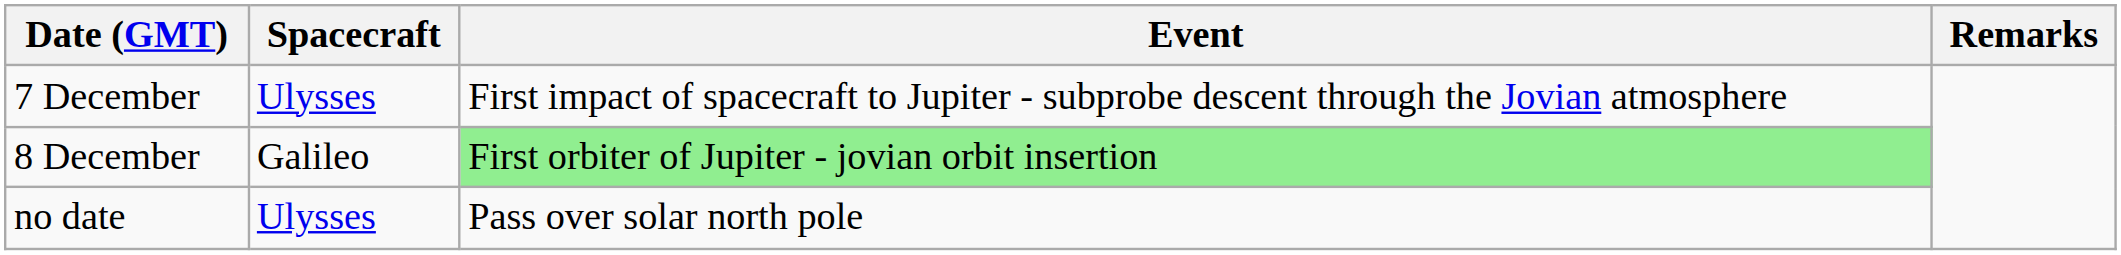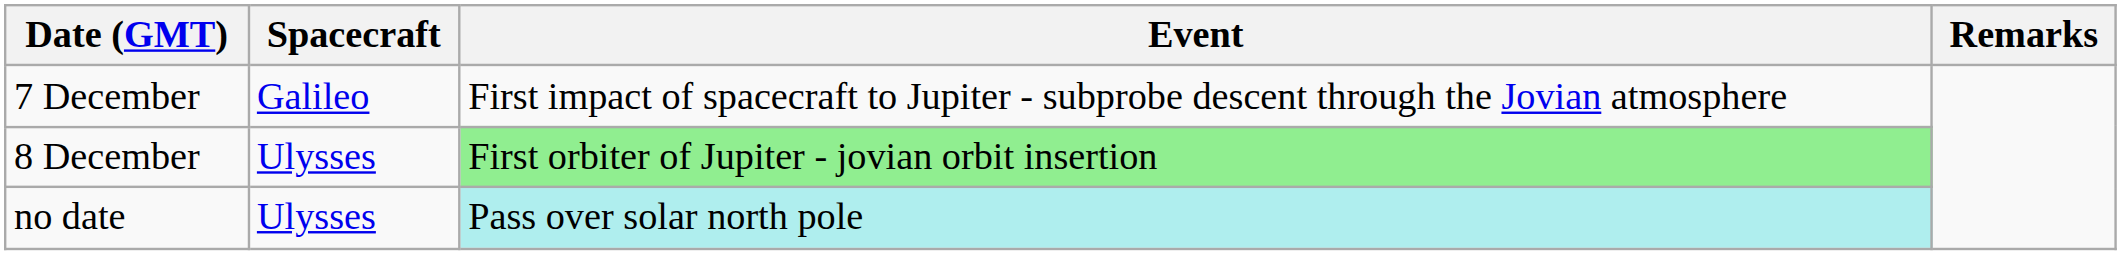(316, 95) Ulysses -> (313, 95) Galileo
(313, 156) Galileo -> (316, 156) Ulysses
(666, 216) no background -> (666, 216) paleturquoise background
